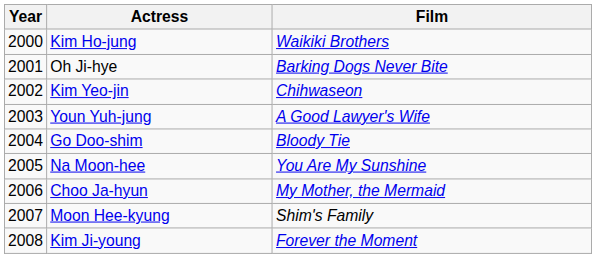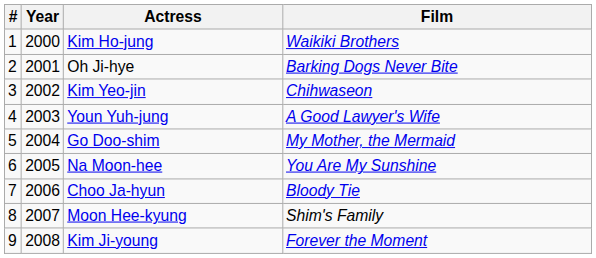+ column: (13, 16)
(313, 141) Bloody Tie -> (371, 141) My Mother, the Mermaid
(361, 191) My Mother, the Mermaid -> (323, 191) Bloody Tie
